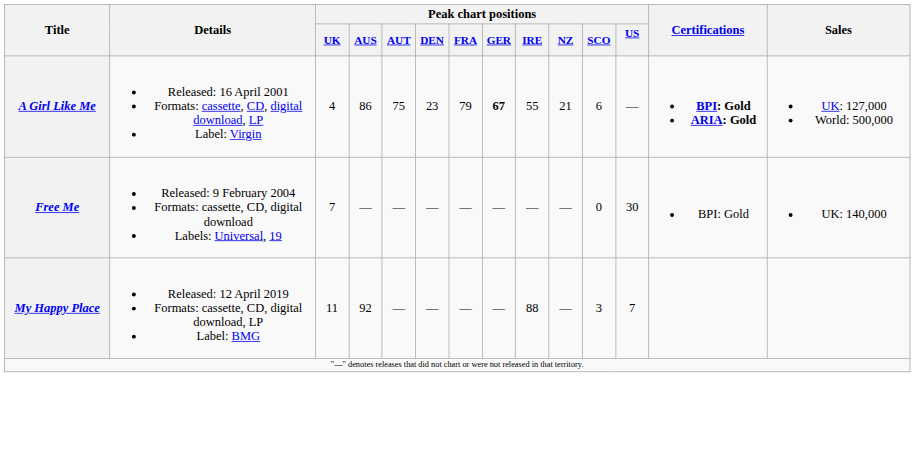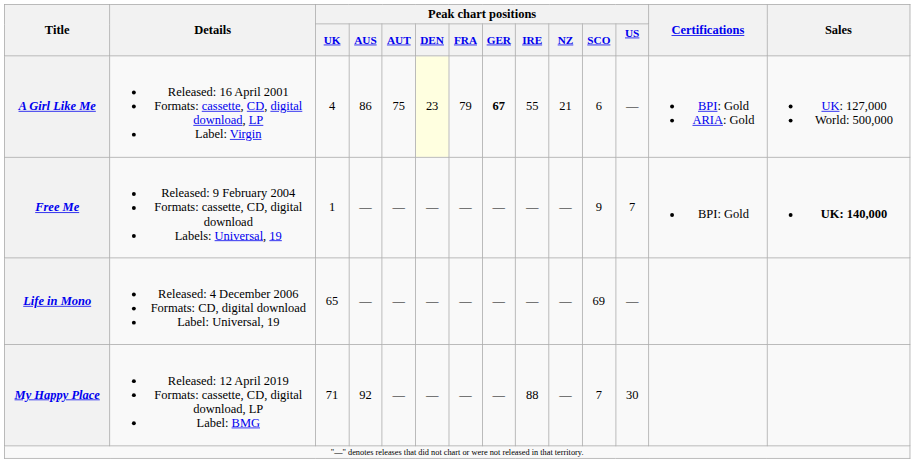(432, 106) no background -> (432, 106) lightyellow background
(708, 113) bold -> (708, 113) normal
(332, 207) 7 -> (332, 207) 1
(599, 207) 0 -> (599, 207) 9
(632, 207) 30 -> (632, 207) 7
(838, 214) normal -> (838, 214) bold
+ row: (57, 301)
(332, 308) 11 -> (332, 395) 71
(599, 308) 3 -> (599, 395) 7
(632, 308) 7 -> (632, 395) 30
